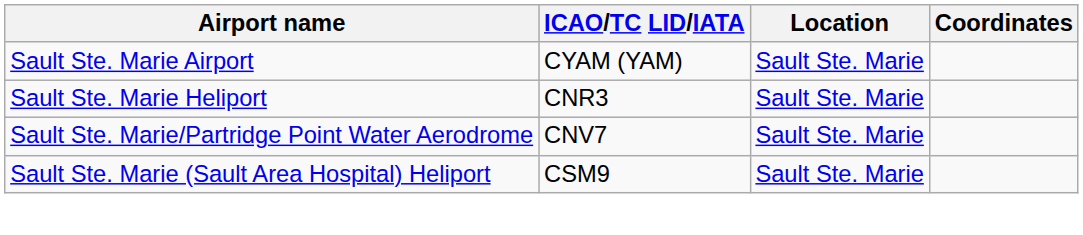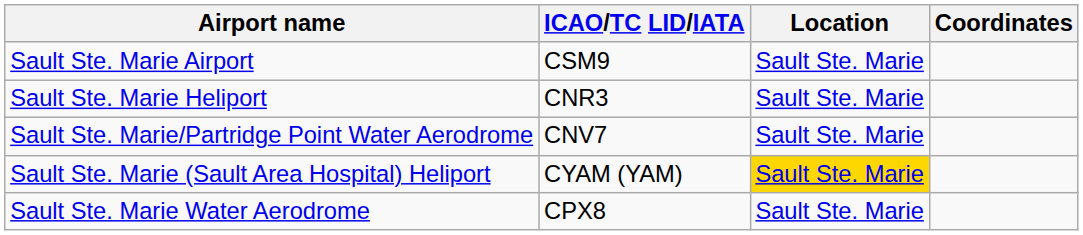(613, 60) CYAM (YAM) -> (577, 60) CSM9
(577, 173) CSM9 -> (613, 173) CYAM (YAM)
(840, 173) no background -> (840, 173) gold background
+ row: (190, 211)
